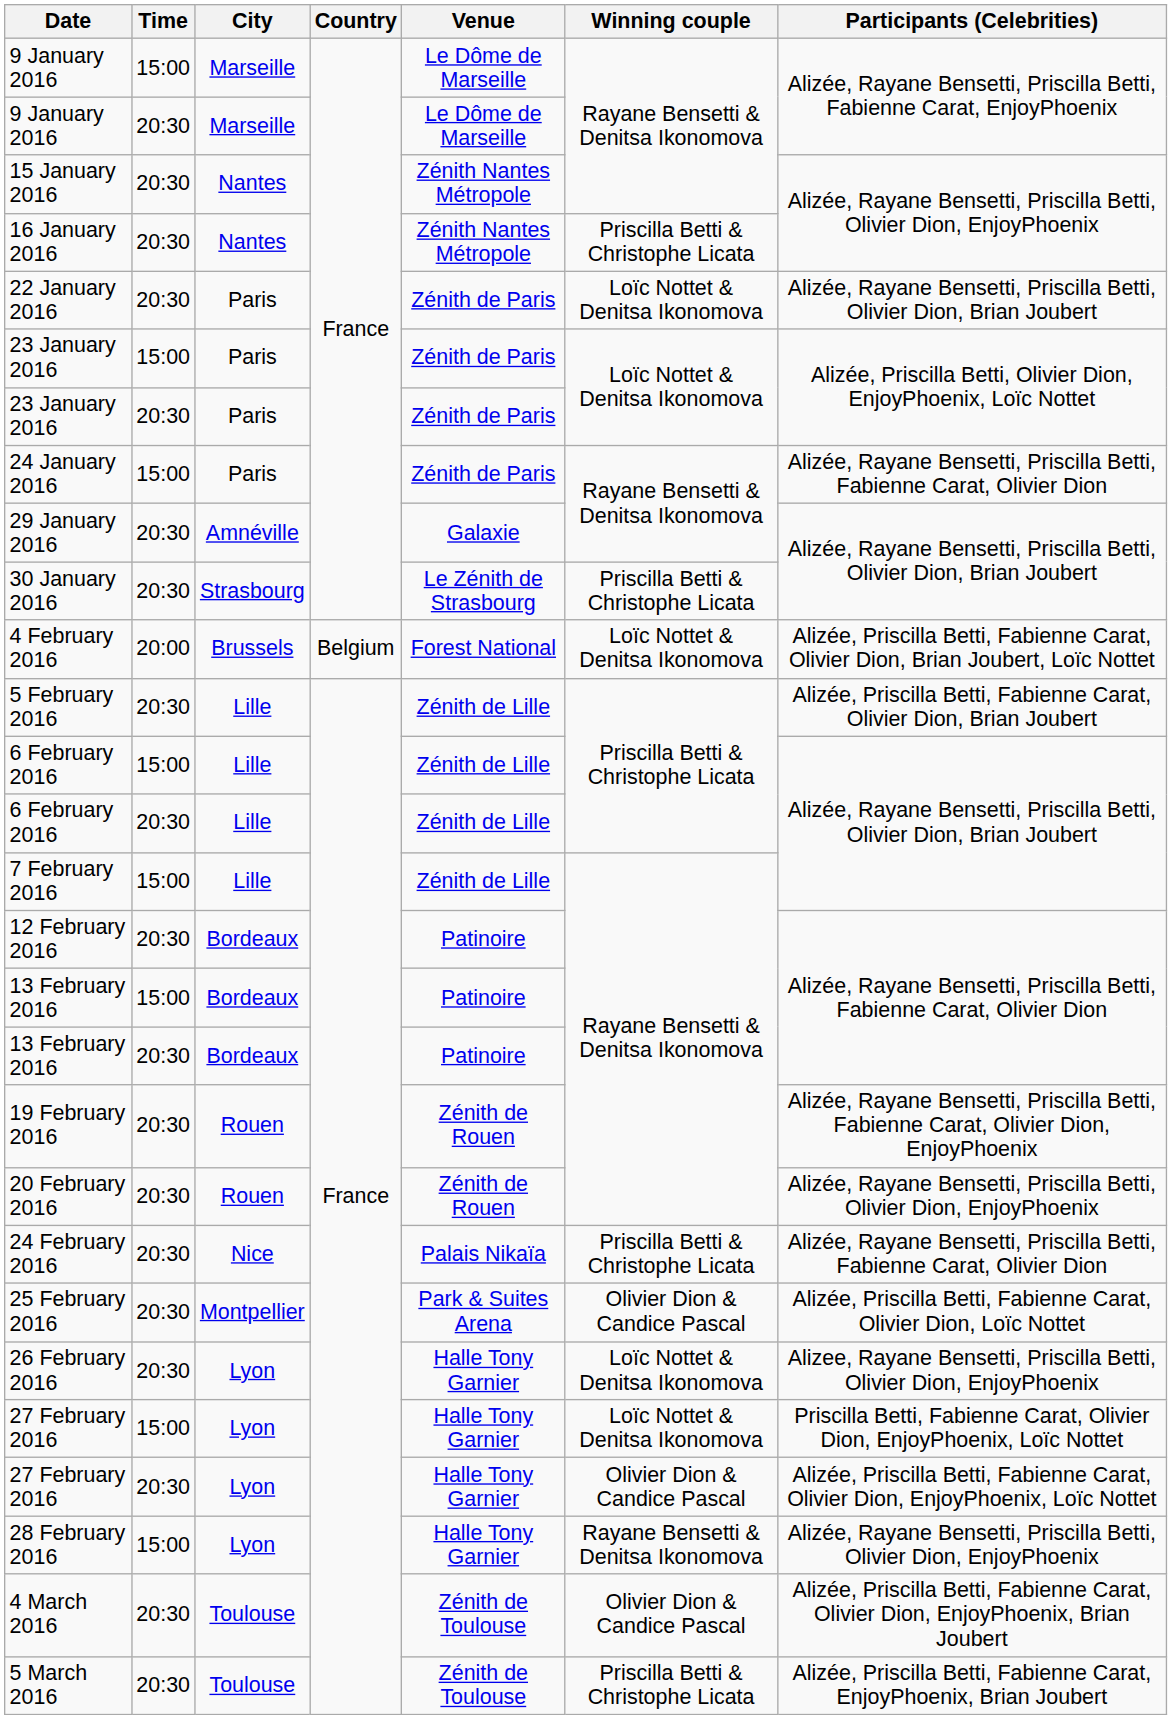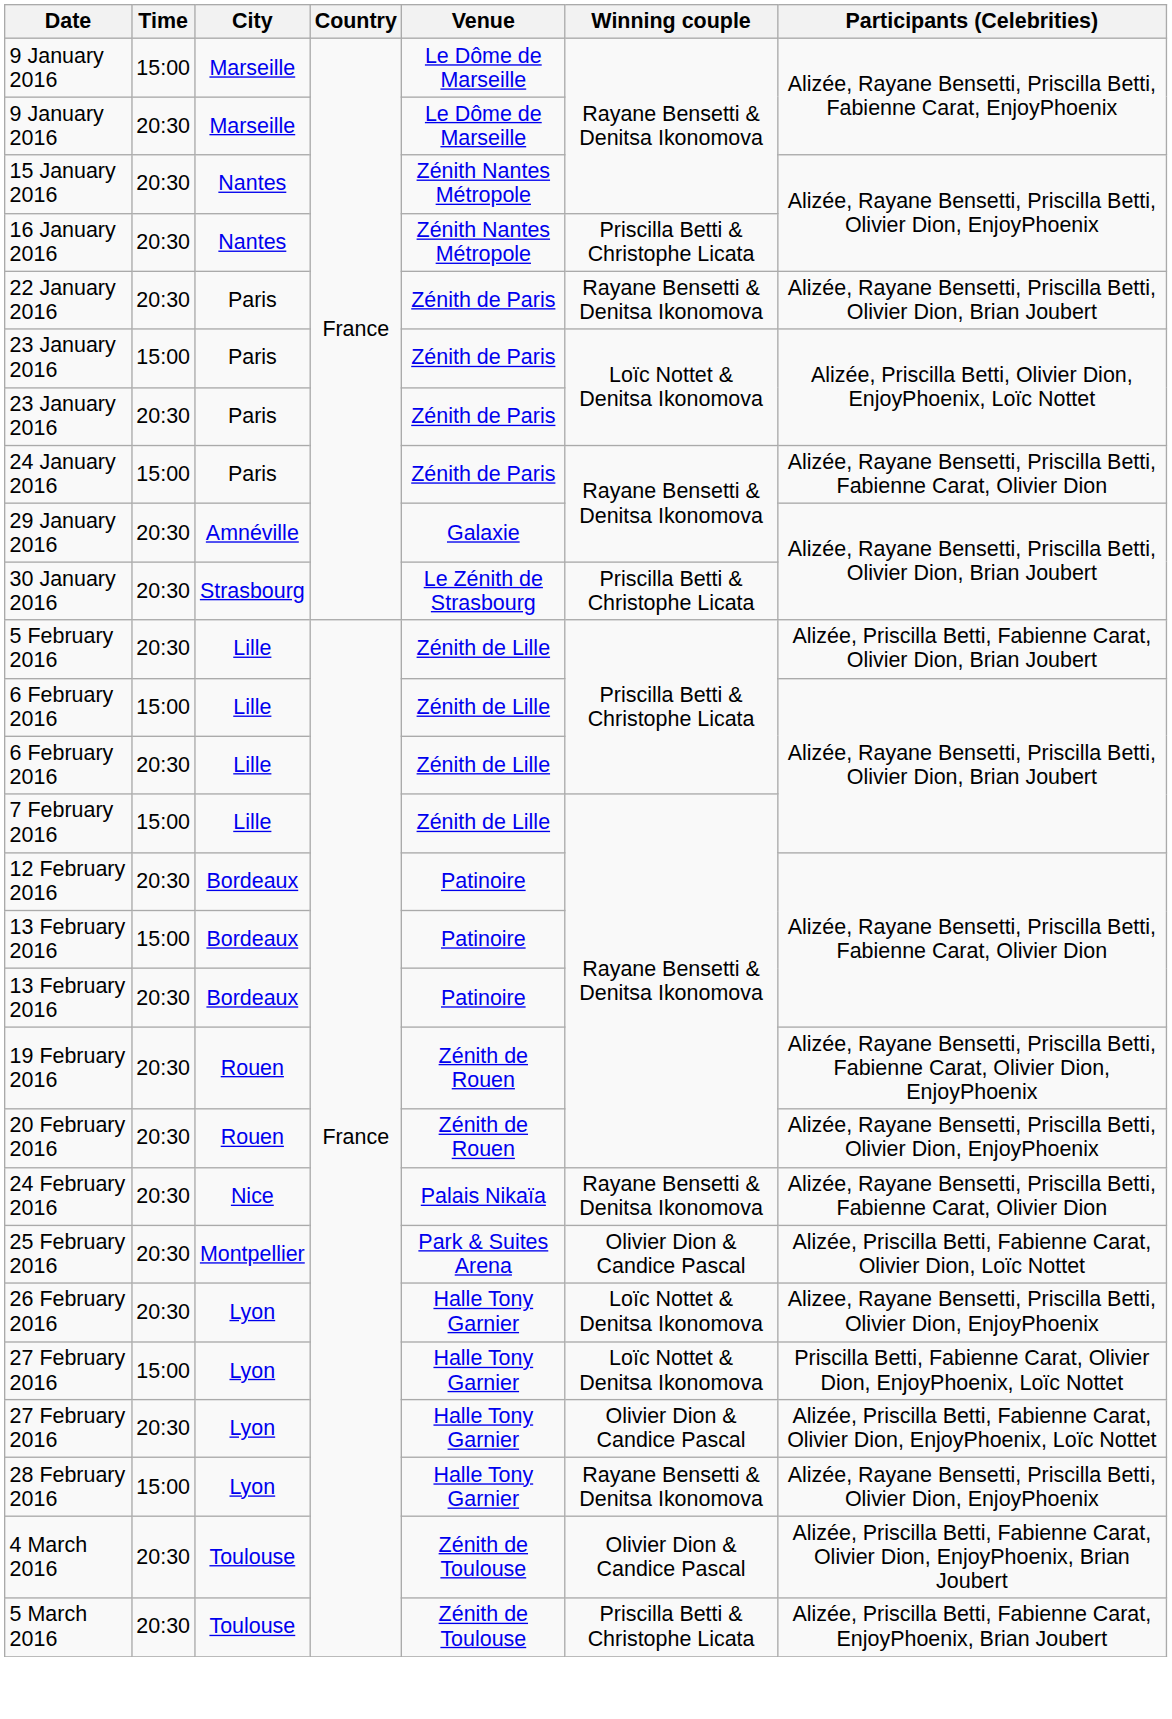(671, 300) Loïc Nottet & Denitsa Ikonomova -> (671, 300) Rayane Bensetti & Denitsa Ikonomova
- row: (61, 648)
(671, 1254) Priscilla Betti & Christophe Licata -> (671, 1196) Rayane Bensetti & Denitsa Ikonomova
